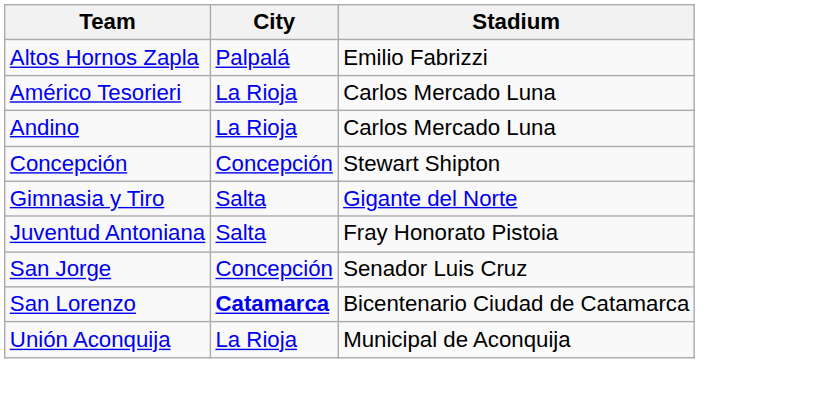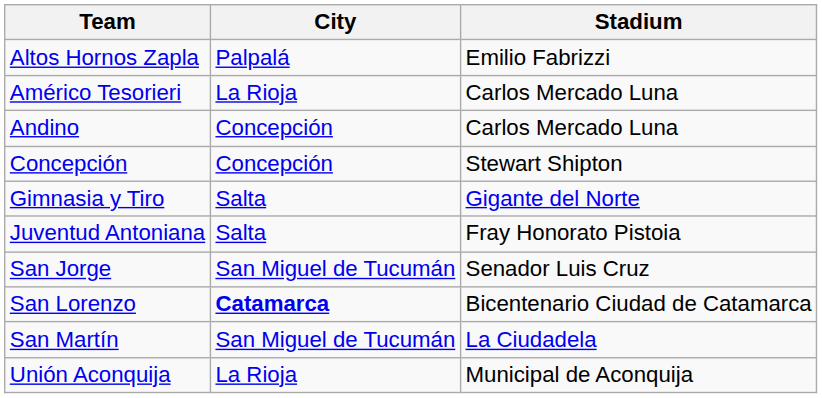(256, 127) La Rioja -> (274, 127) Concepción
(274, 269) Concepción -> (335, 269) San Miguel de Tucumán
+ row: (64, 339)
